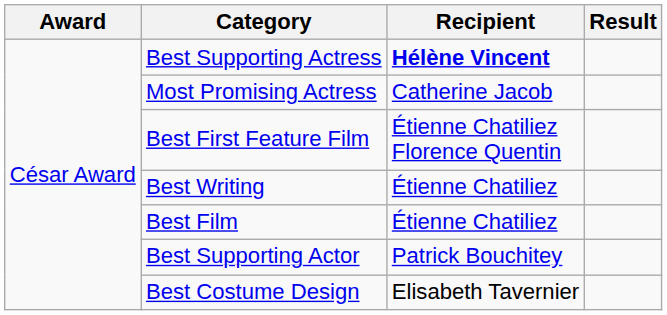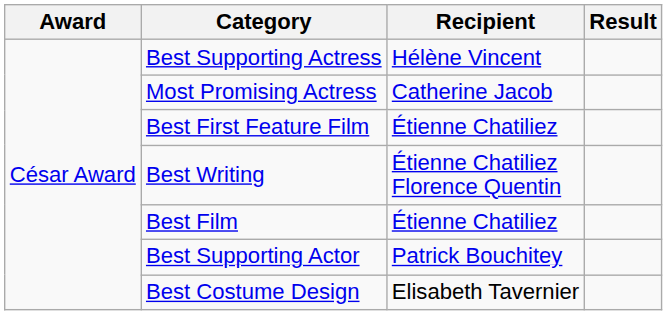(471, 57) bold -> (466, 57) normal
(476, 139) Étienne Chatiliez Florence Quentin -> (475, 127) Étienne Chatiliez
(475, 186) Étienne Chatiliez -> (476, 174) Étienne Chatiliez Florence Quentin
